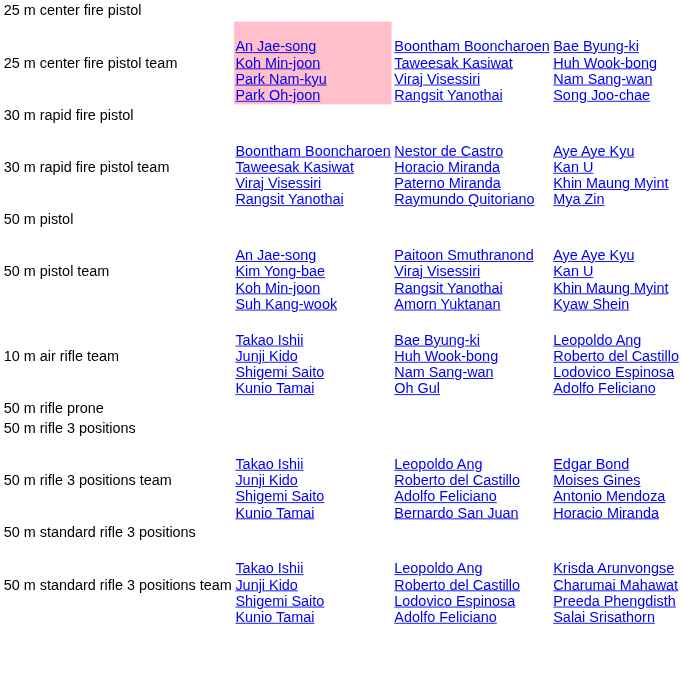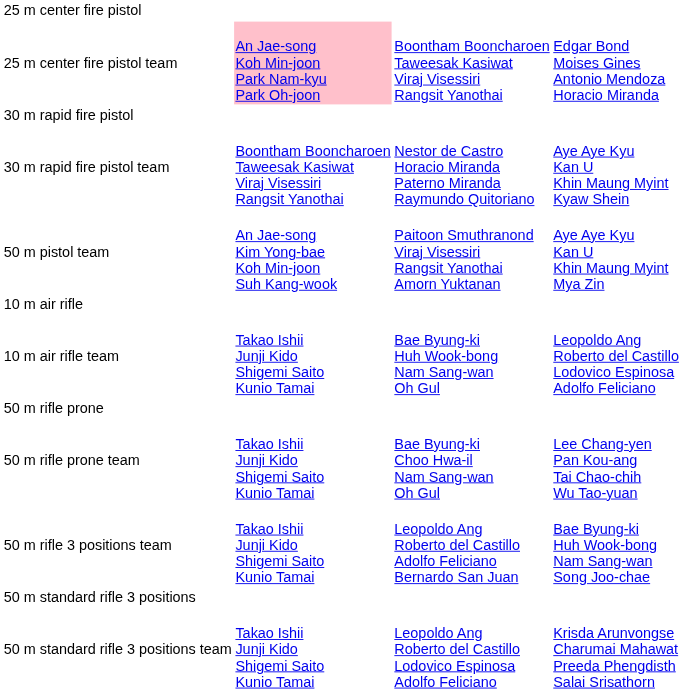(605, 71) Bae Byung-ki Huh Wook-bong Nam Sang-wan Song Joo-chae -> (609, 71) Edgar Bond Moises Gines Antonio Mendoza Horacio Miranda
(611, 175) Aye Aye Kyu Kan U Khin Maung Myint Mya Zin -> (611, 175) Aye Aye Kyu Kan U Khin Maung Myint Kyaw Shein
- row: (39, 219)
(611, 279) Aye Aye Kyu Kan U Khin Maung Myint Kyaw Shein -> (611, 260) Aye Aye Kyu Kan U Khin Maung Myint Mya Zin
+ row: (43, 304)
+ row: (72, 460)
- row: (70, 428)
(609, 488) Edgar Bond Moises Gines Antonio Mendoza Horacio Miranda -> (605, 553) Bae Byung-ki Huh Wook-bong Nam Sang-wan Song Joo-chae
